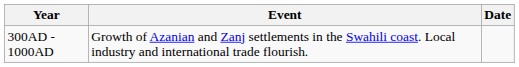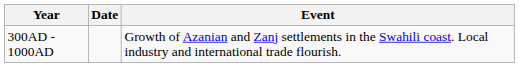columns swapped: (498, 15) <-> (285, 15)
